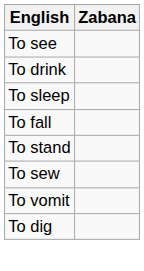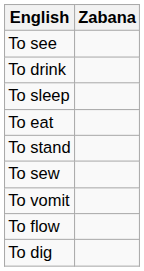- row: (30, 122)
+ row: (31, 122)
+ row: (34, 226)
